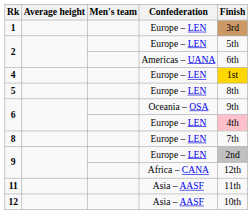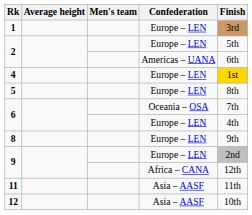(233, 107) 9th -> (233, 107) 7th
(233, 123) pink background -> (233, 123) no background
(233, 138) 7th -> (233, 138) 9th
